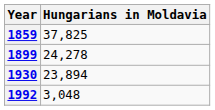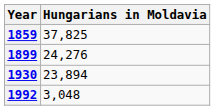(65, 55) 24,278 -> (65, 55) 24,276
